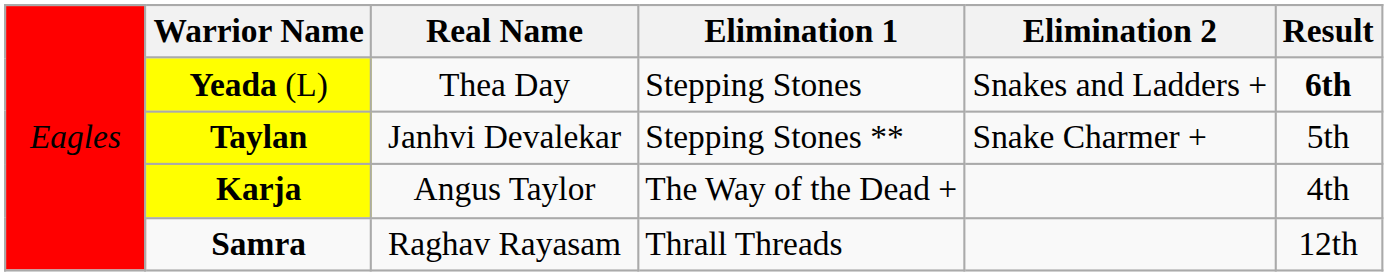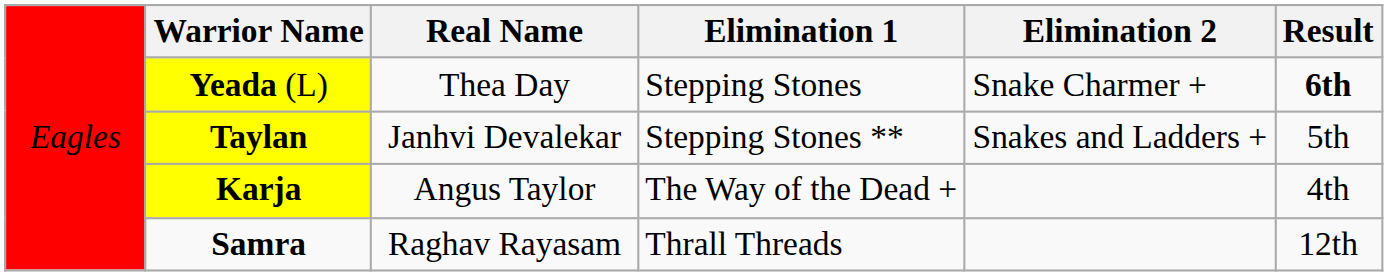(1120, 84) Snakes and Ladders + -> (1090, 84) Snake Charmer +
(1090, 137) Snake Charmer + -> (1120, 137) Snakes and Ladders +
